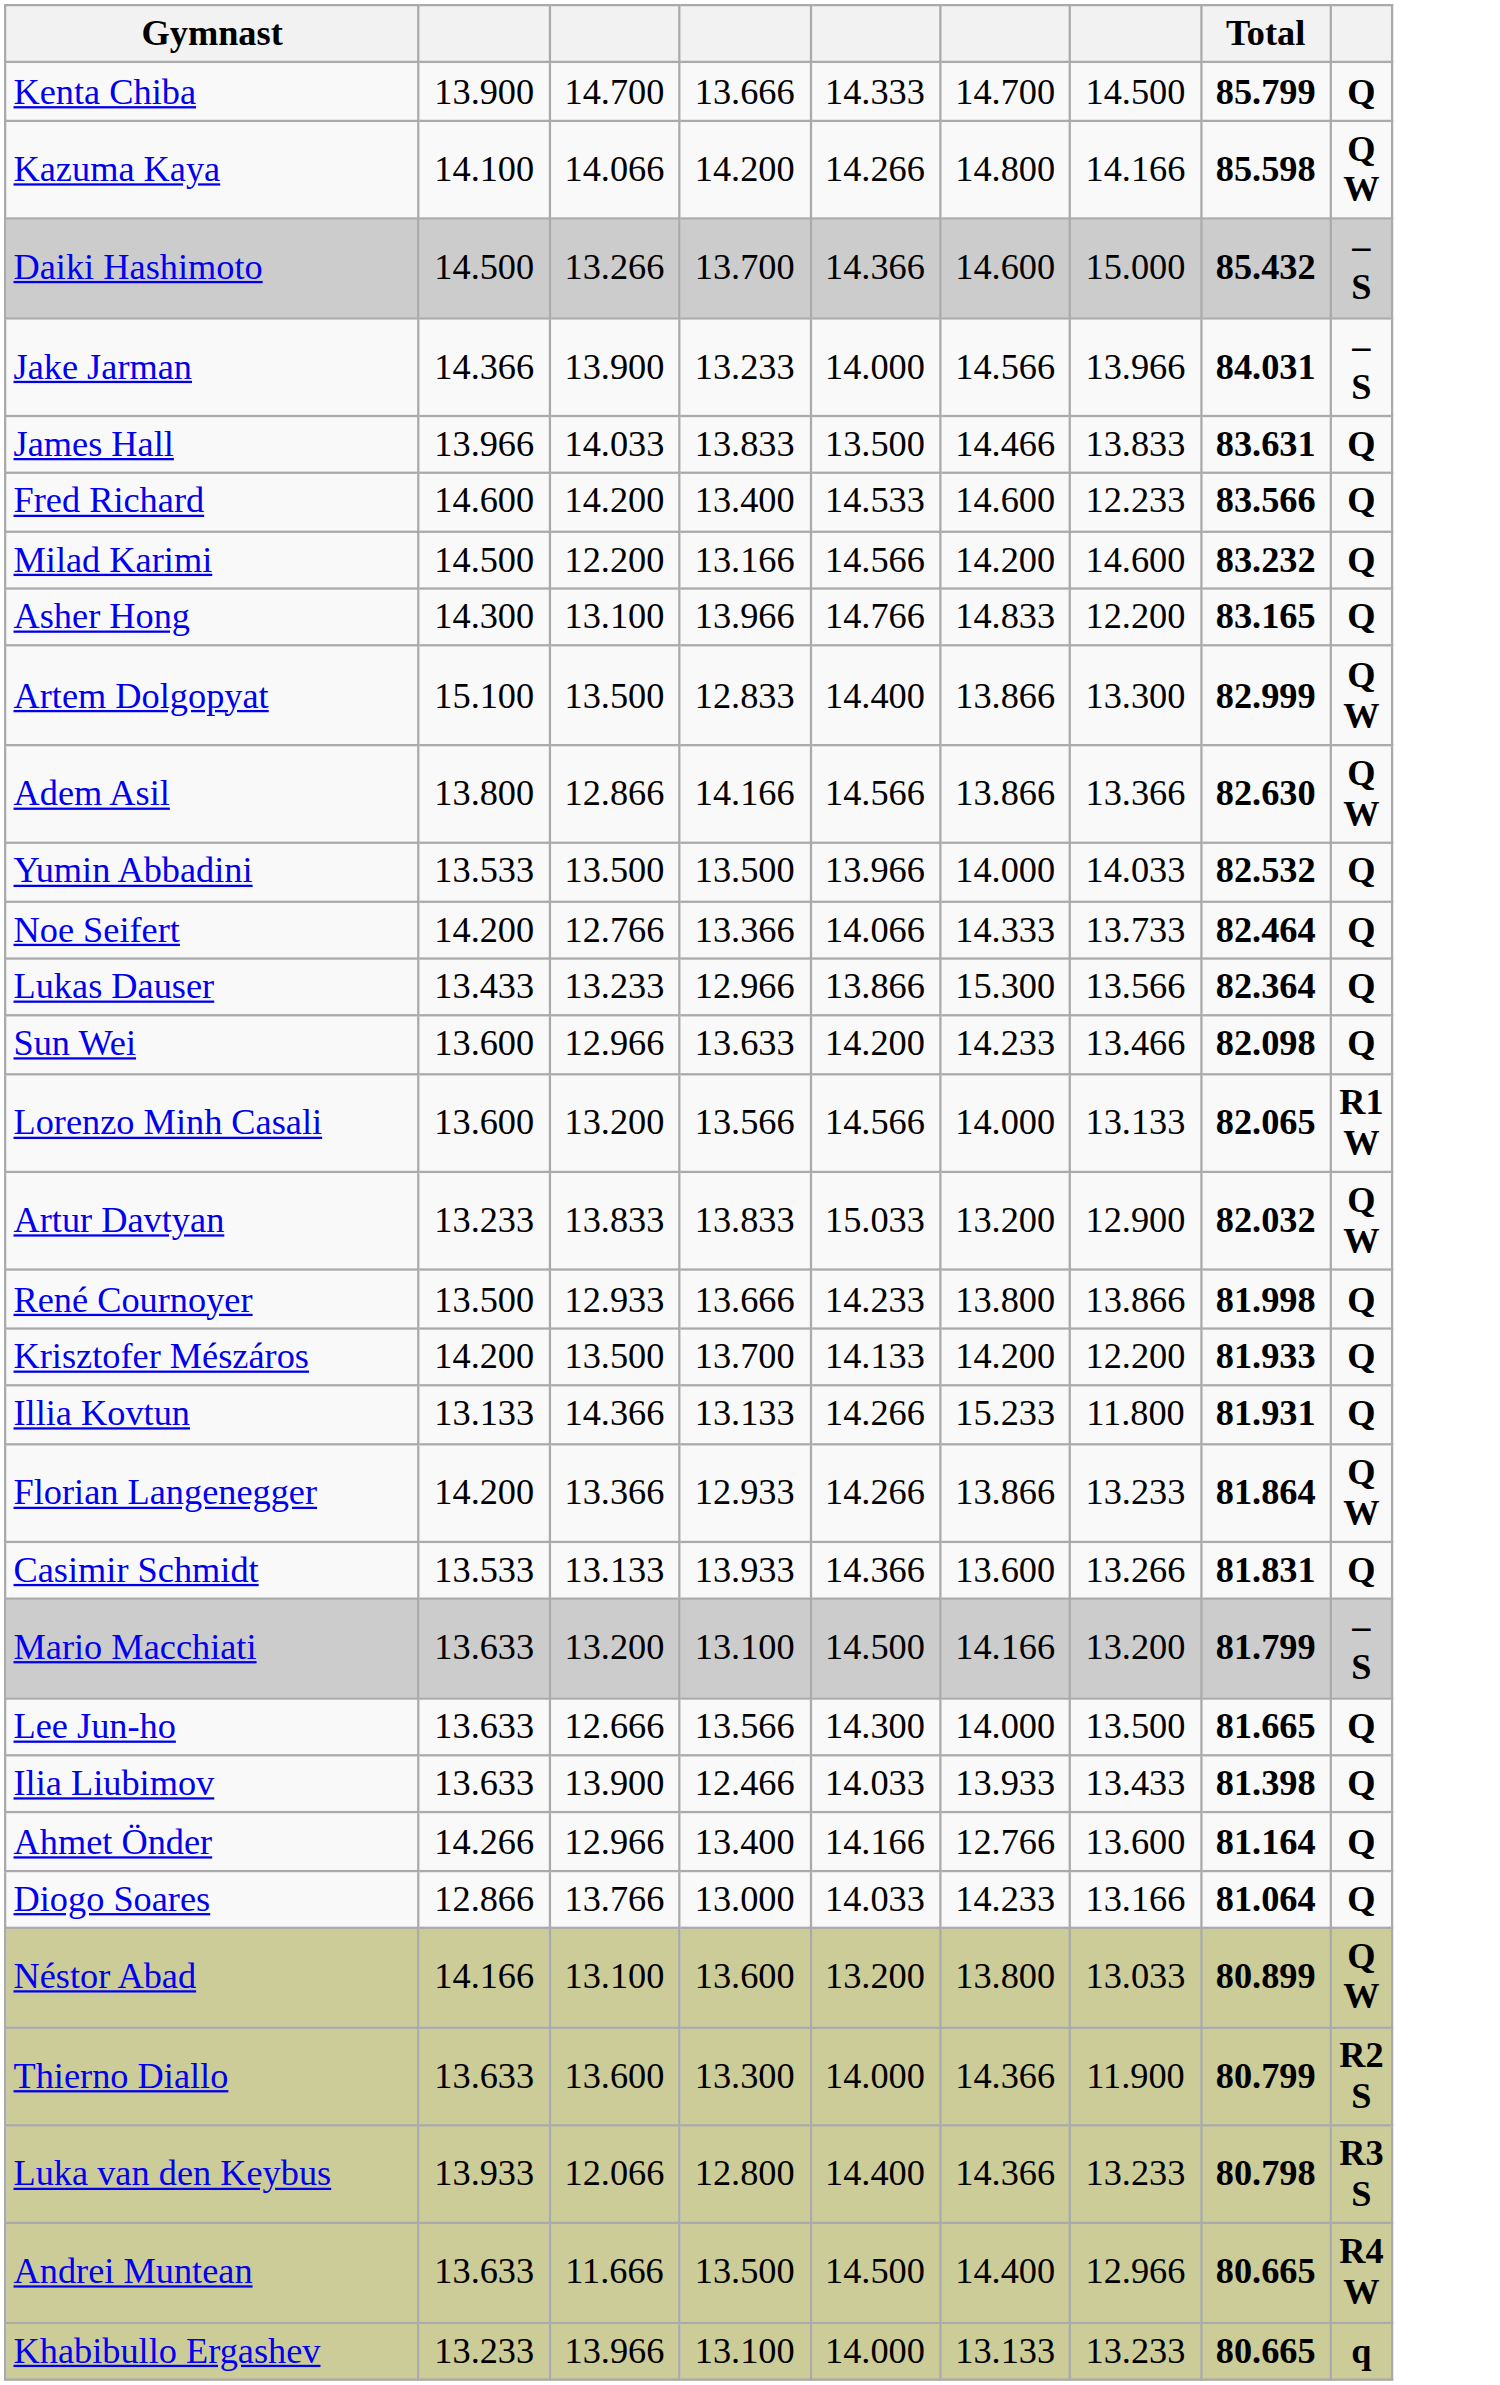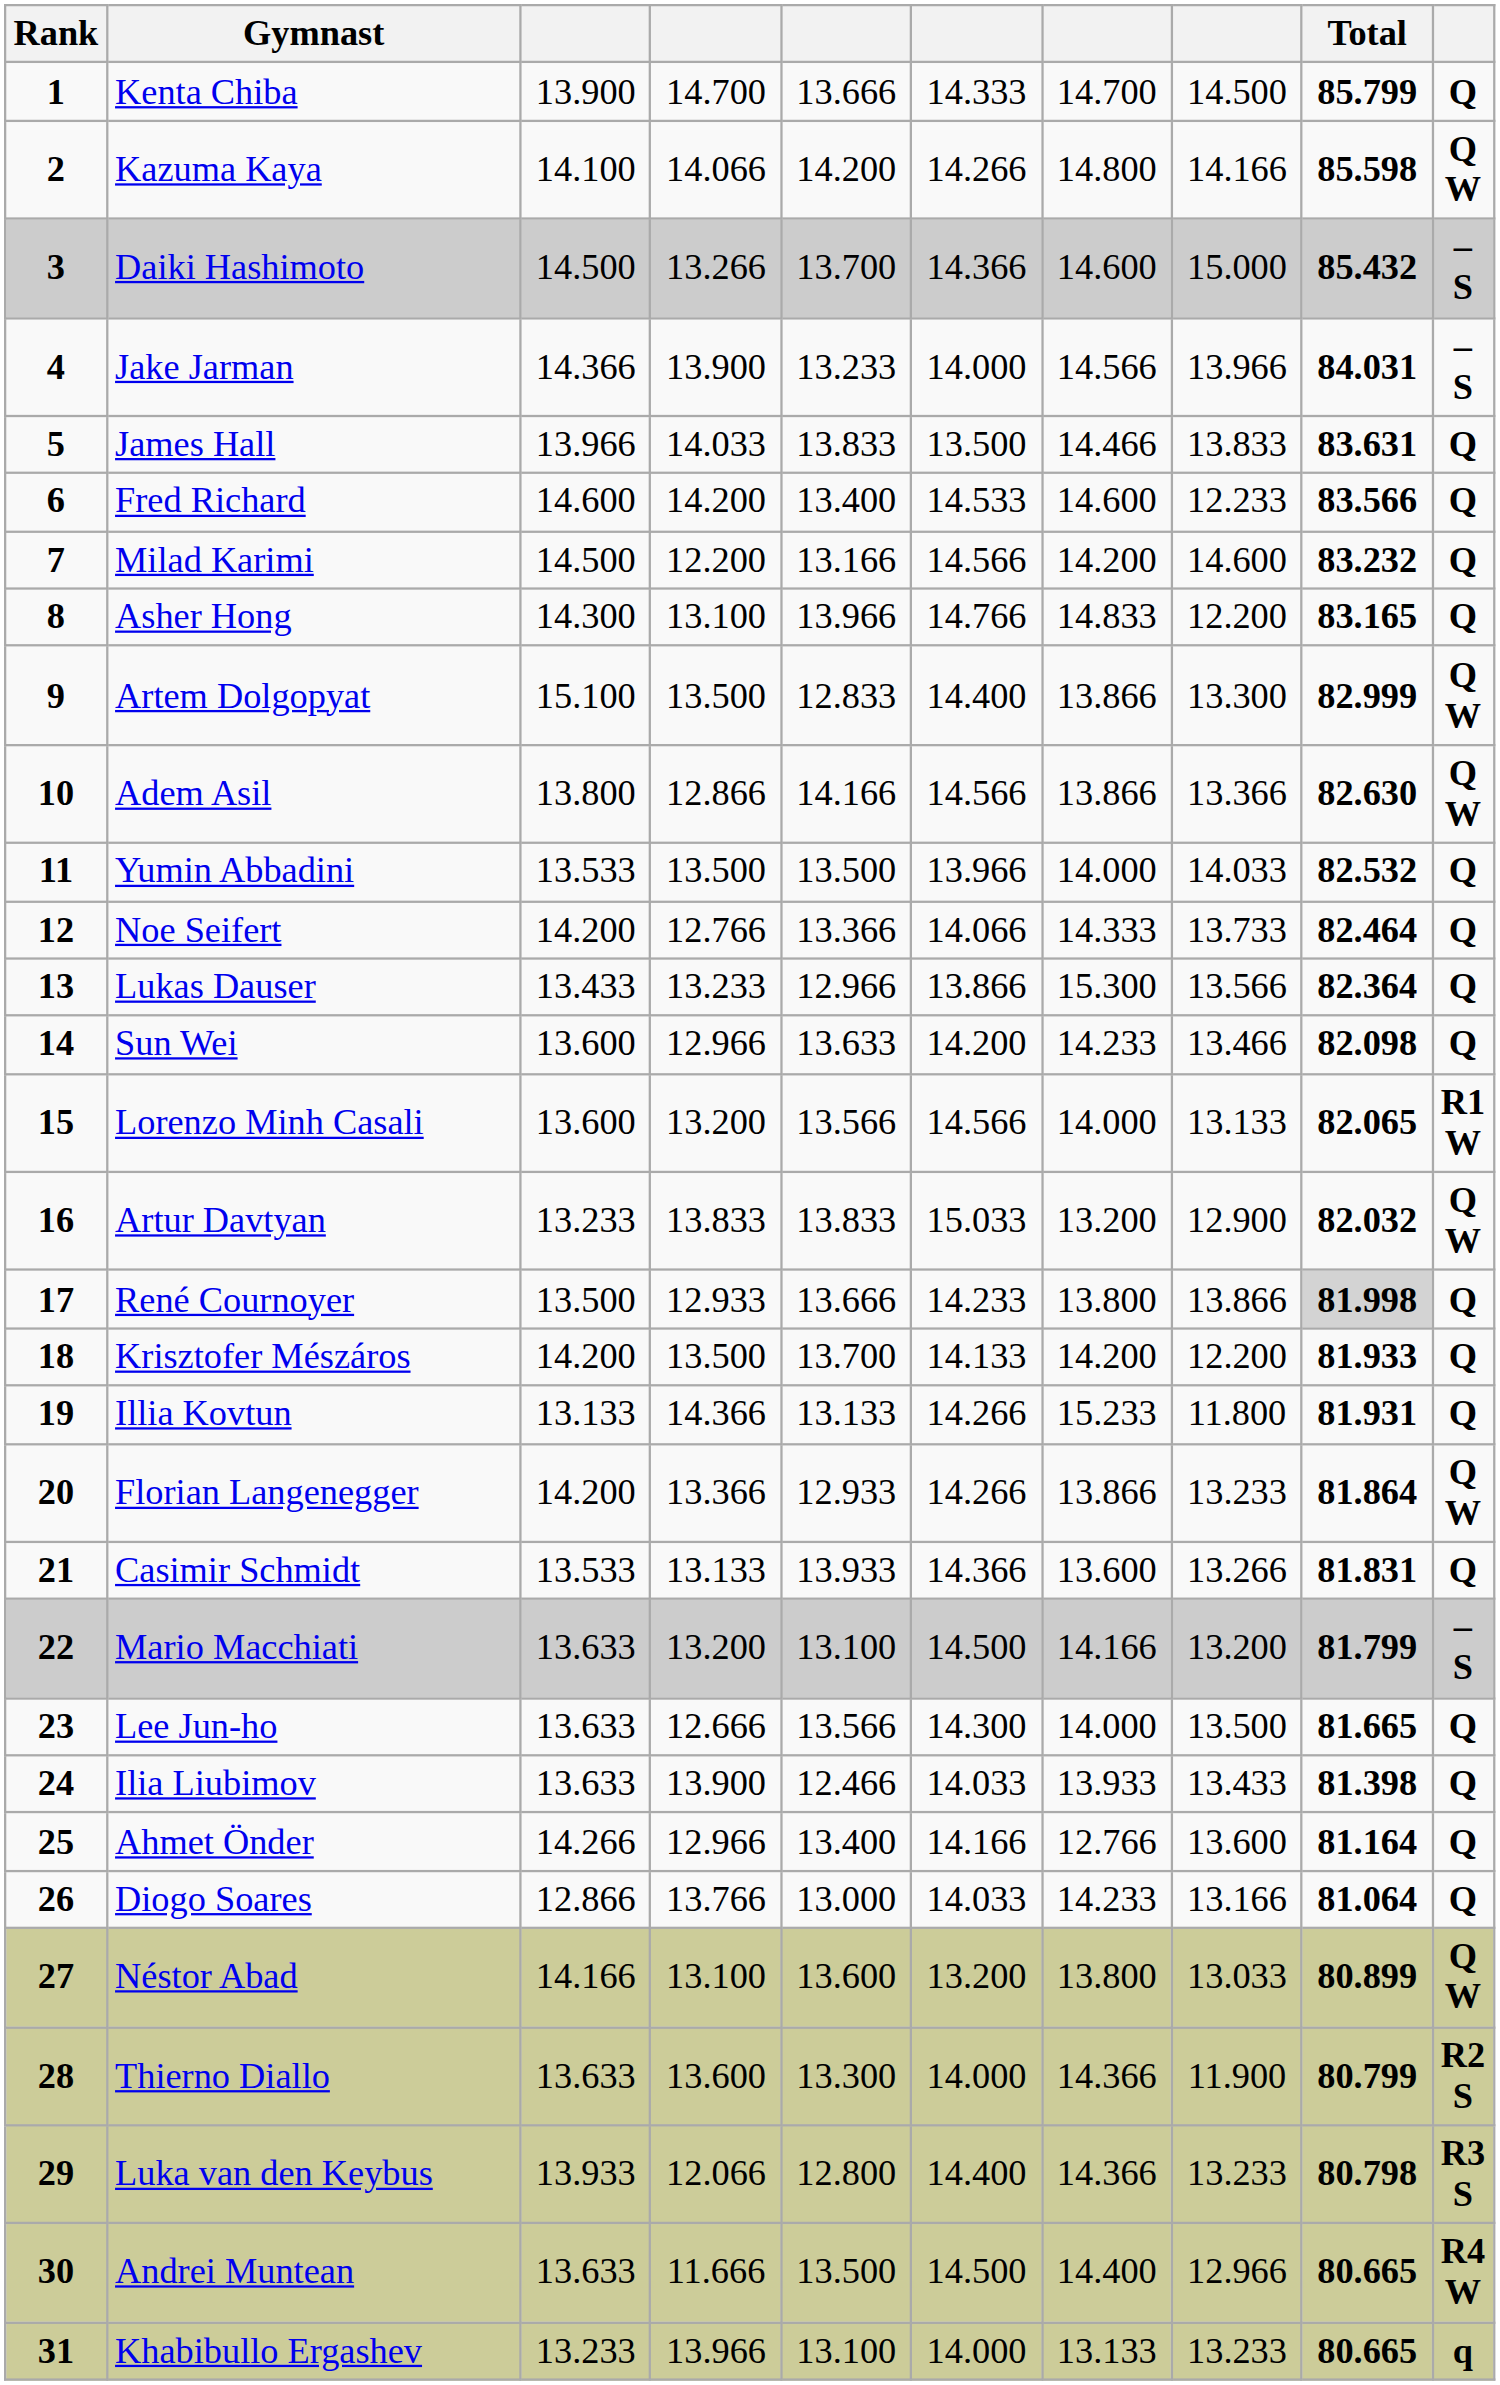+ column: (56, 33)
(1266, 1298) no background -> (1367, 1298) lightgrey background
